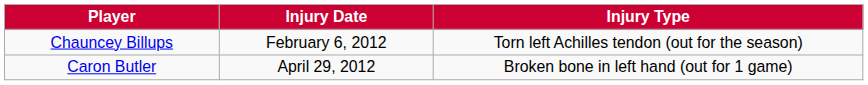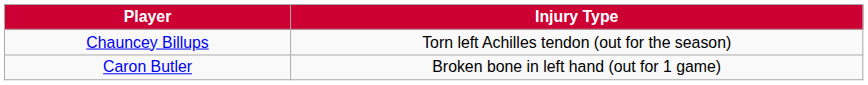- column: (326, 17)
